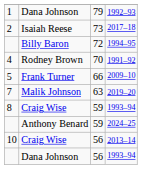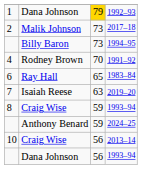(98, 12) no background -> (98, 12) gold background
(47, 28) Isaiah Reese -> (51, 28) Malik Johnson
(98, 44) 72 -> (98, 44) 73
- row: (9, 76)
+ row: (9, 76)
(51, 92) Malik Johnson -> (47, 92) Isaiah Reese
